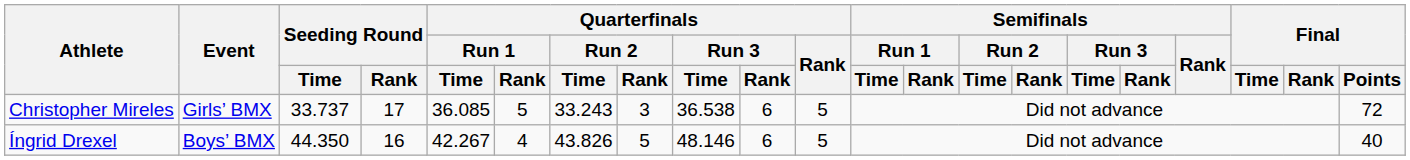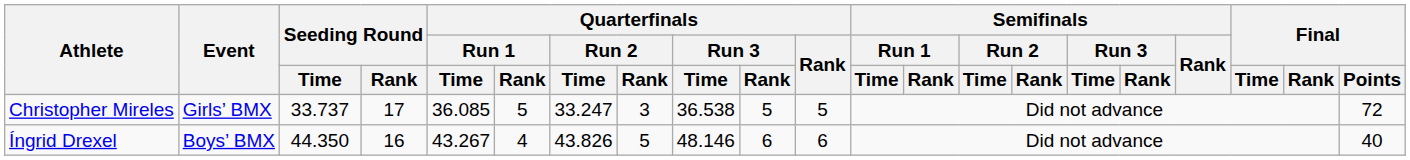(583, 110) 33.243 -> (583, 110) 33.247
(767, 110) 6 -> (767, 110) 5
(461, 140) 42.267 -> (461, 140) 43.267
(822, 140) 5 -> (822, 140) 6
